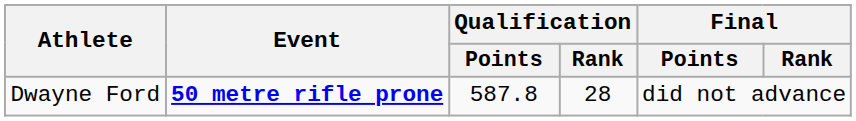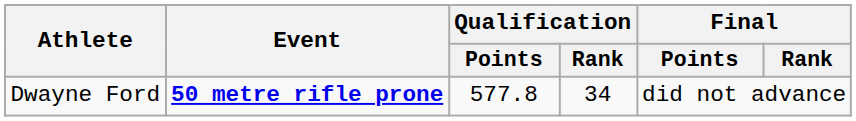(504, 96) 587.8 -> (504, 96) 577.8
(598, 96) 28 -> (598, 96) 34
